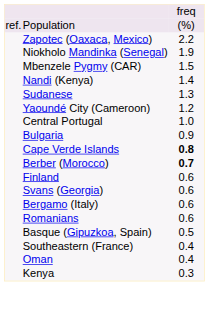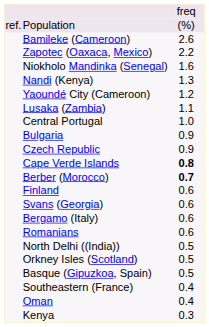+ row: (76, 39)
(186, 53) 1.9 -> (186, 66) 1.6
- row: (82, 66)
(186, 80) 1.4 -> (186, 80) 1.3
- row: (48, 94)
+ row: (64, 108)
+ row: (61, 149)
+ row: (71, 246)
+ row: (80, 260)
